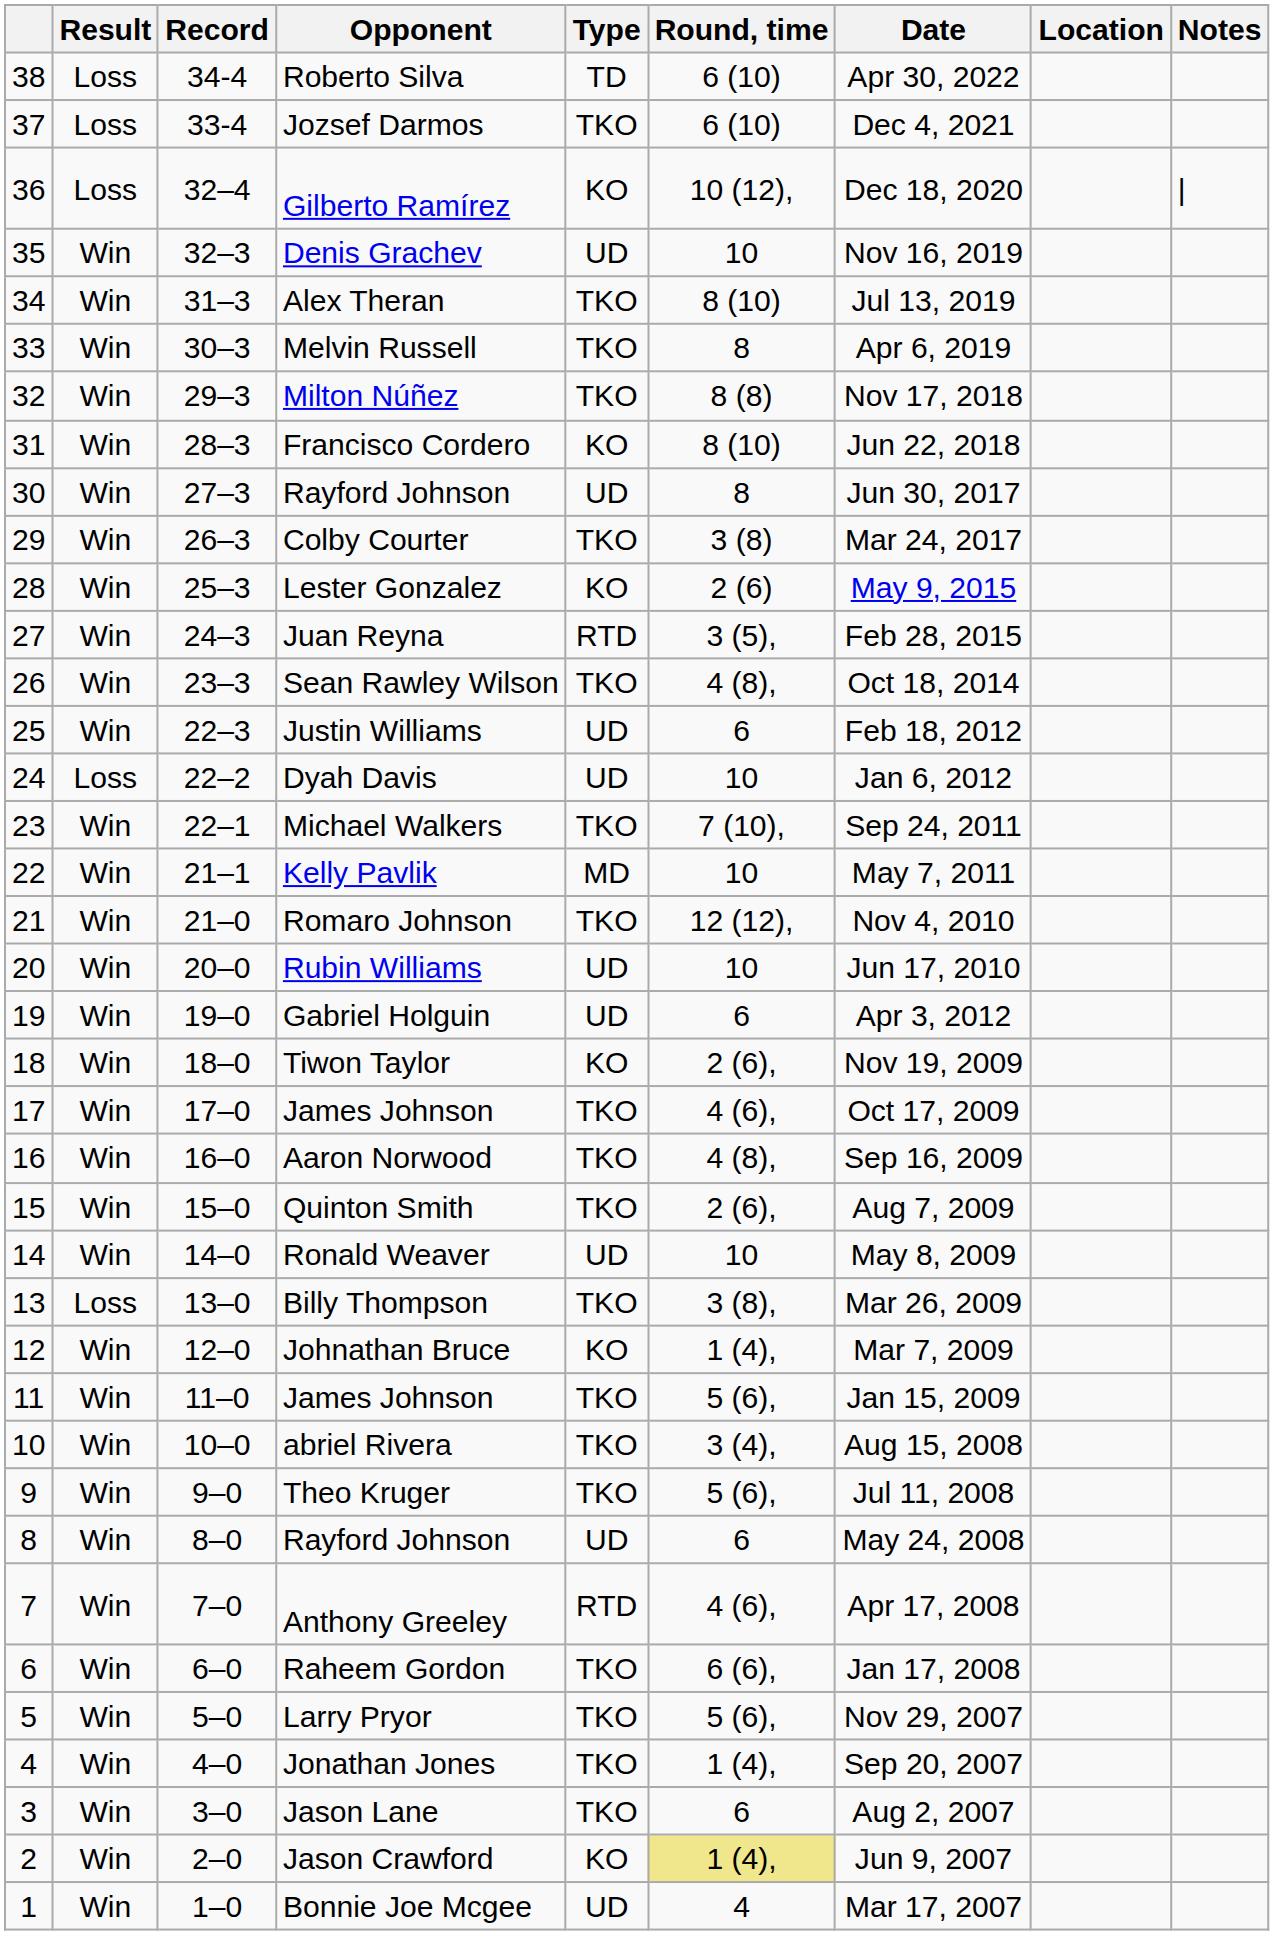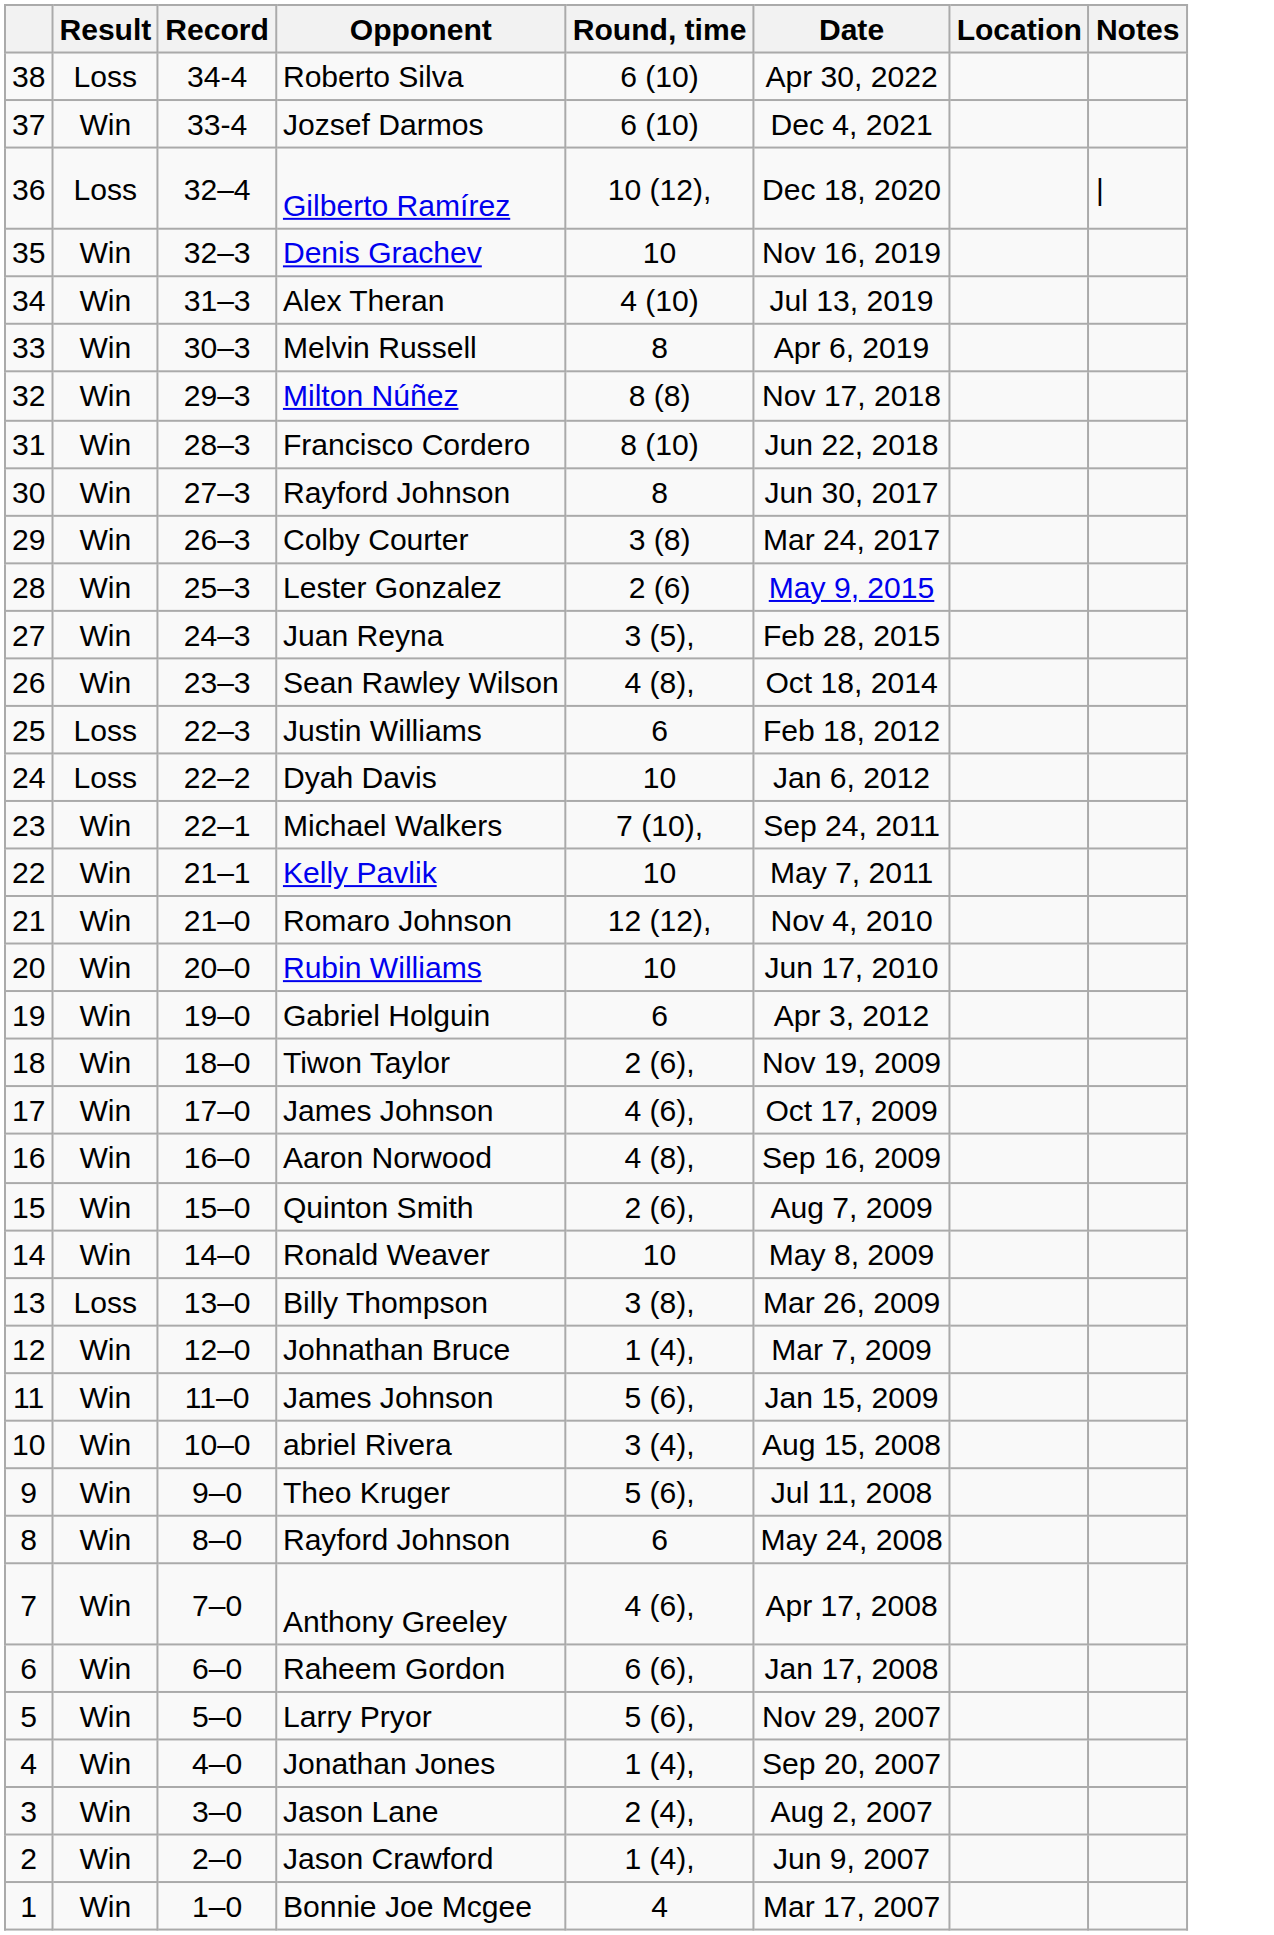- column: (607, 29)
(105, 124) Loss -> (105, 124) Win
(742, 301) 8 (10) -> (660, 301) 4 (10)
(105, 730) Win -> (105, 730) Loss
(742, 1811) 6 -> (660, 1811) 2 (4),
(742, 1859) khaki background -> (660, 1859) no background
